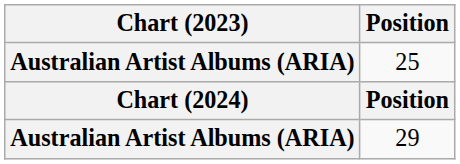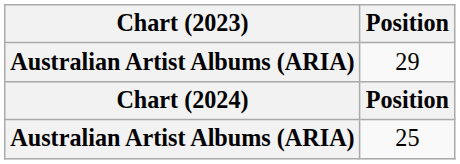rows swapped: (407, 138) <-> (407, 61)
